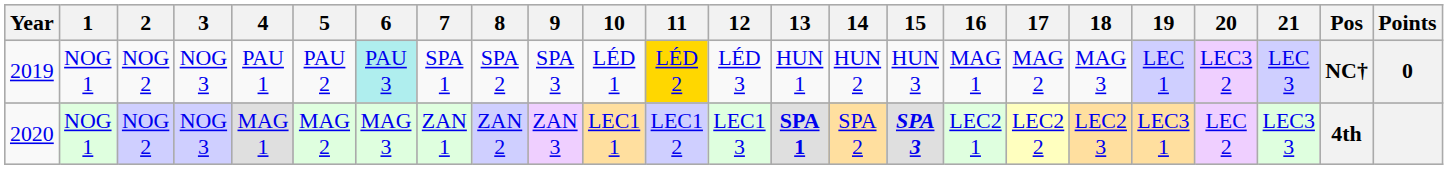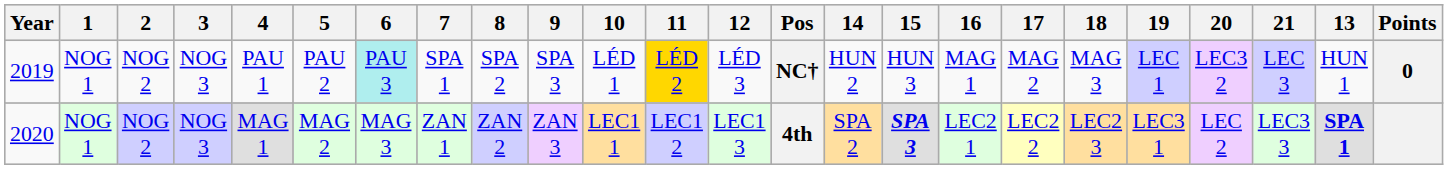columns swapped: (800, 22) <-> (1347, 22)
